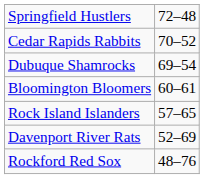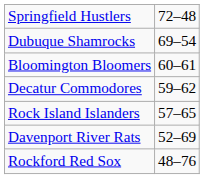- row: (74, 40)
+ row: (75, 88)
